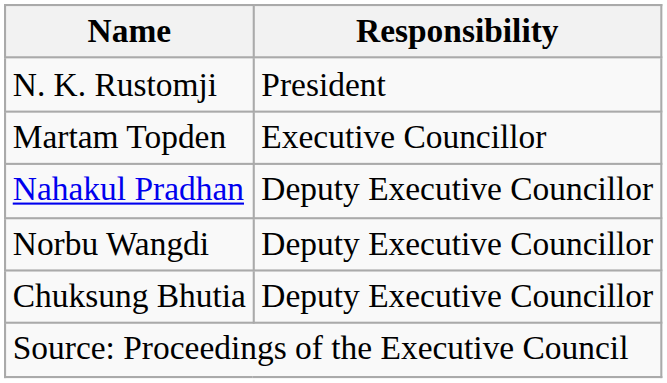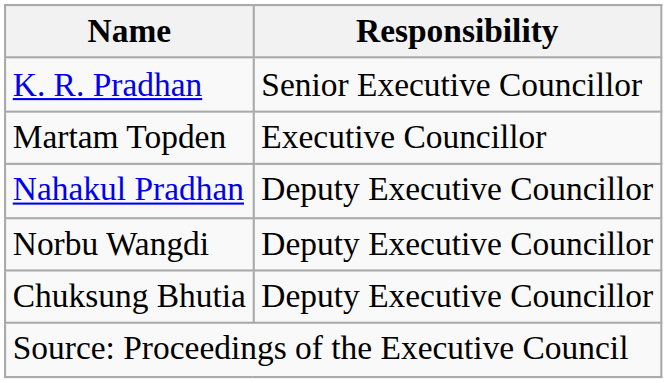- row: (115, 84)
+ row: (107, 84)
